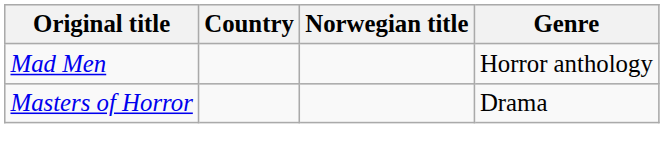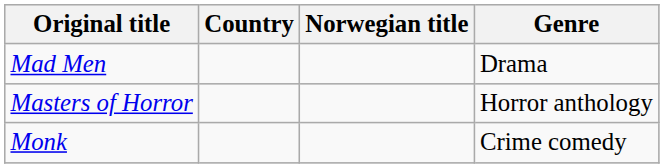(566, 63) Horror anthology -> (514, 63) Drama
(514, 102) Drama -> (566, 102) Horror anthology
+ row: (39, 142)
